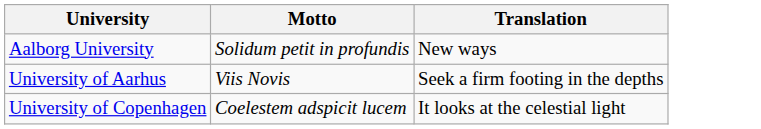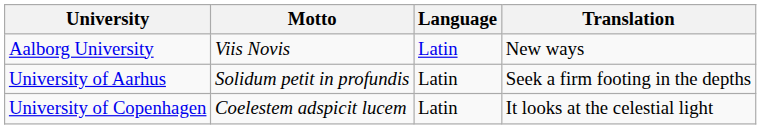+ column: (458, 19)
(312, 49) Solidum petit in profundis -> (253, 49) Viis Novis
(253, 78) Viis Novis -> (312, 78) Solidum petit in profundis
